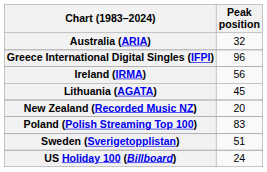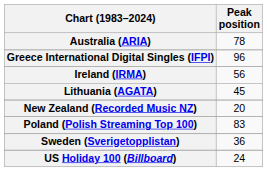(239, 41) 32 -> (239, 41) 78
(239, 141) 51 -> (239, 141) 36
